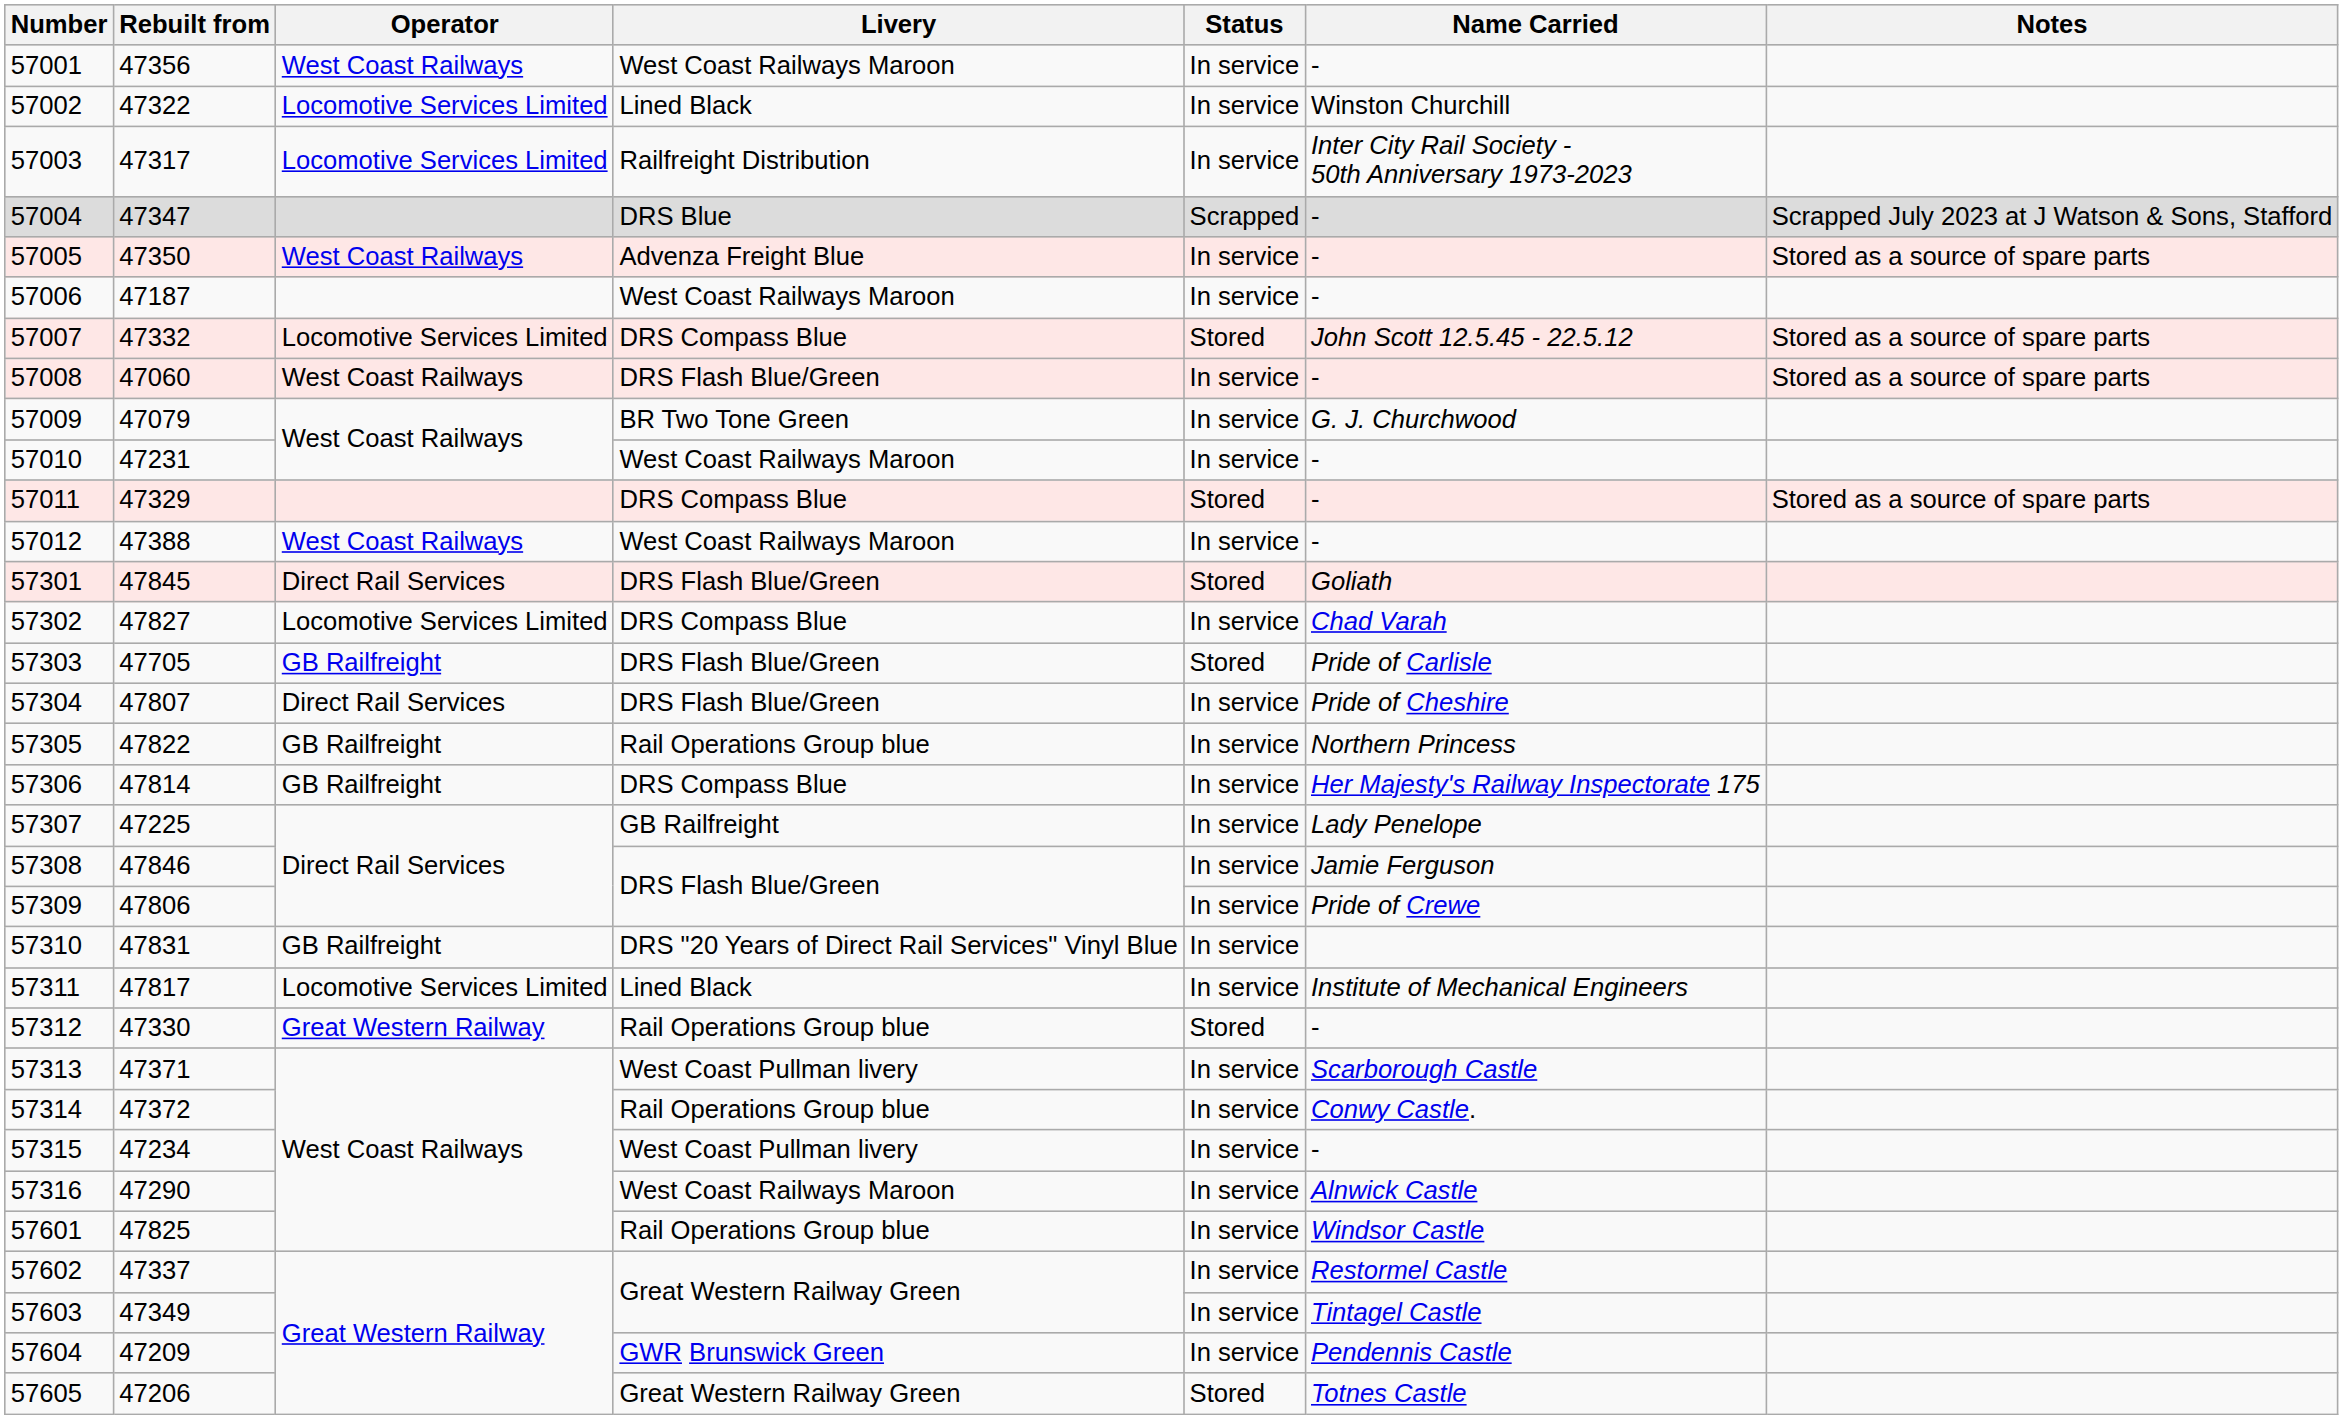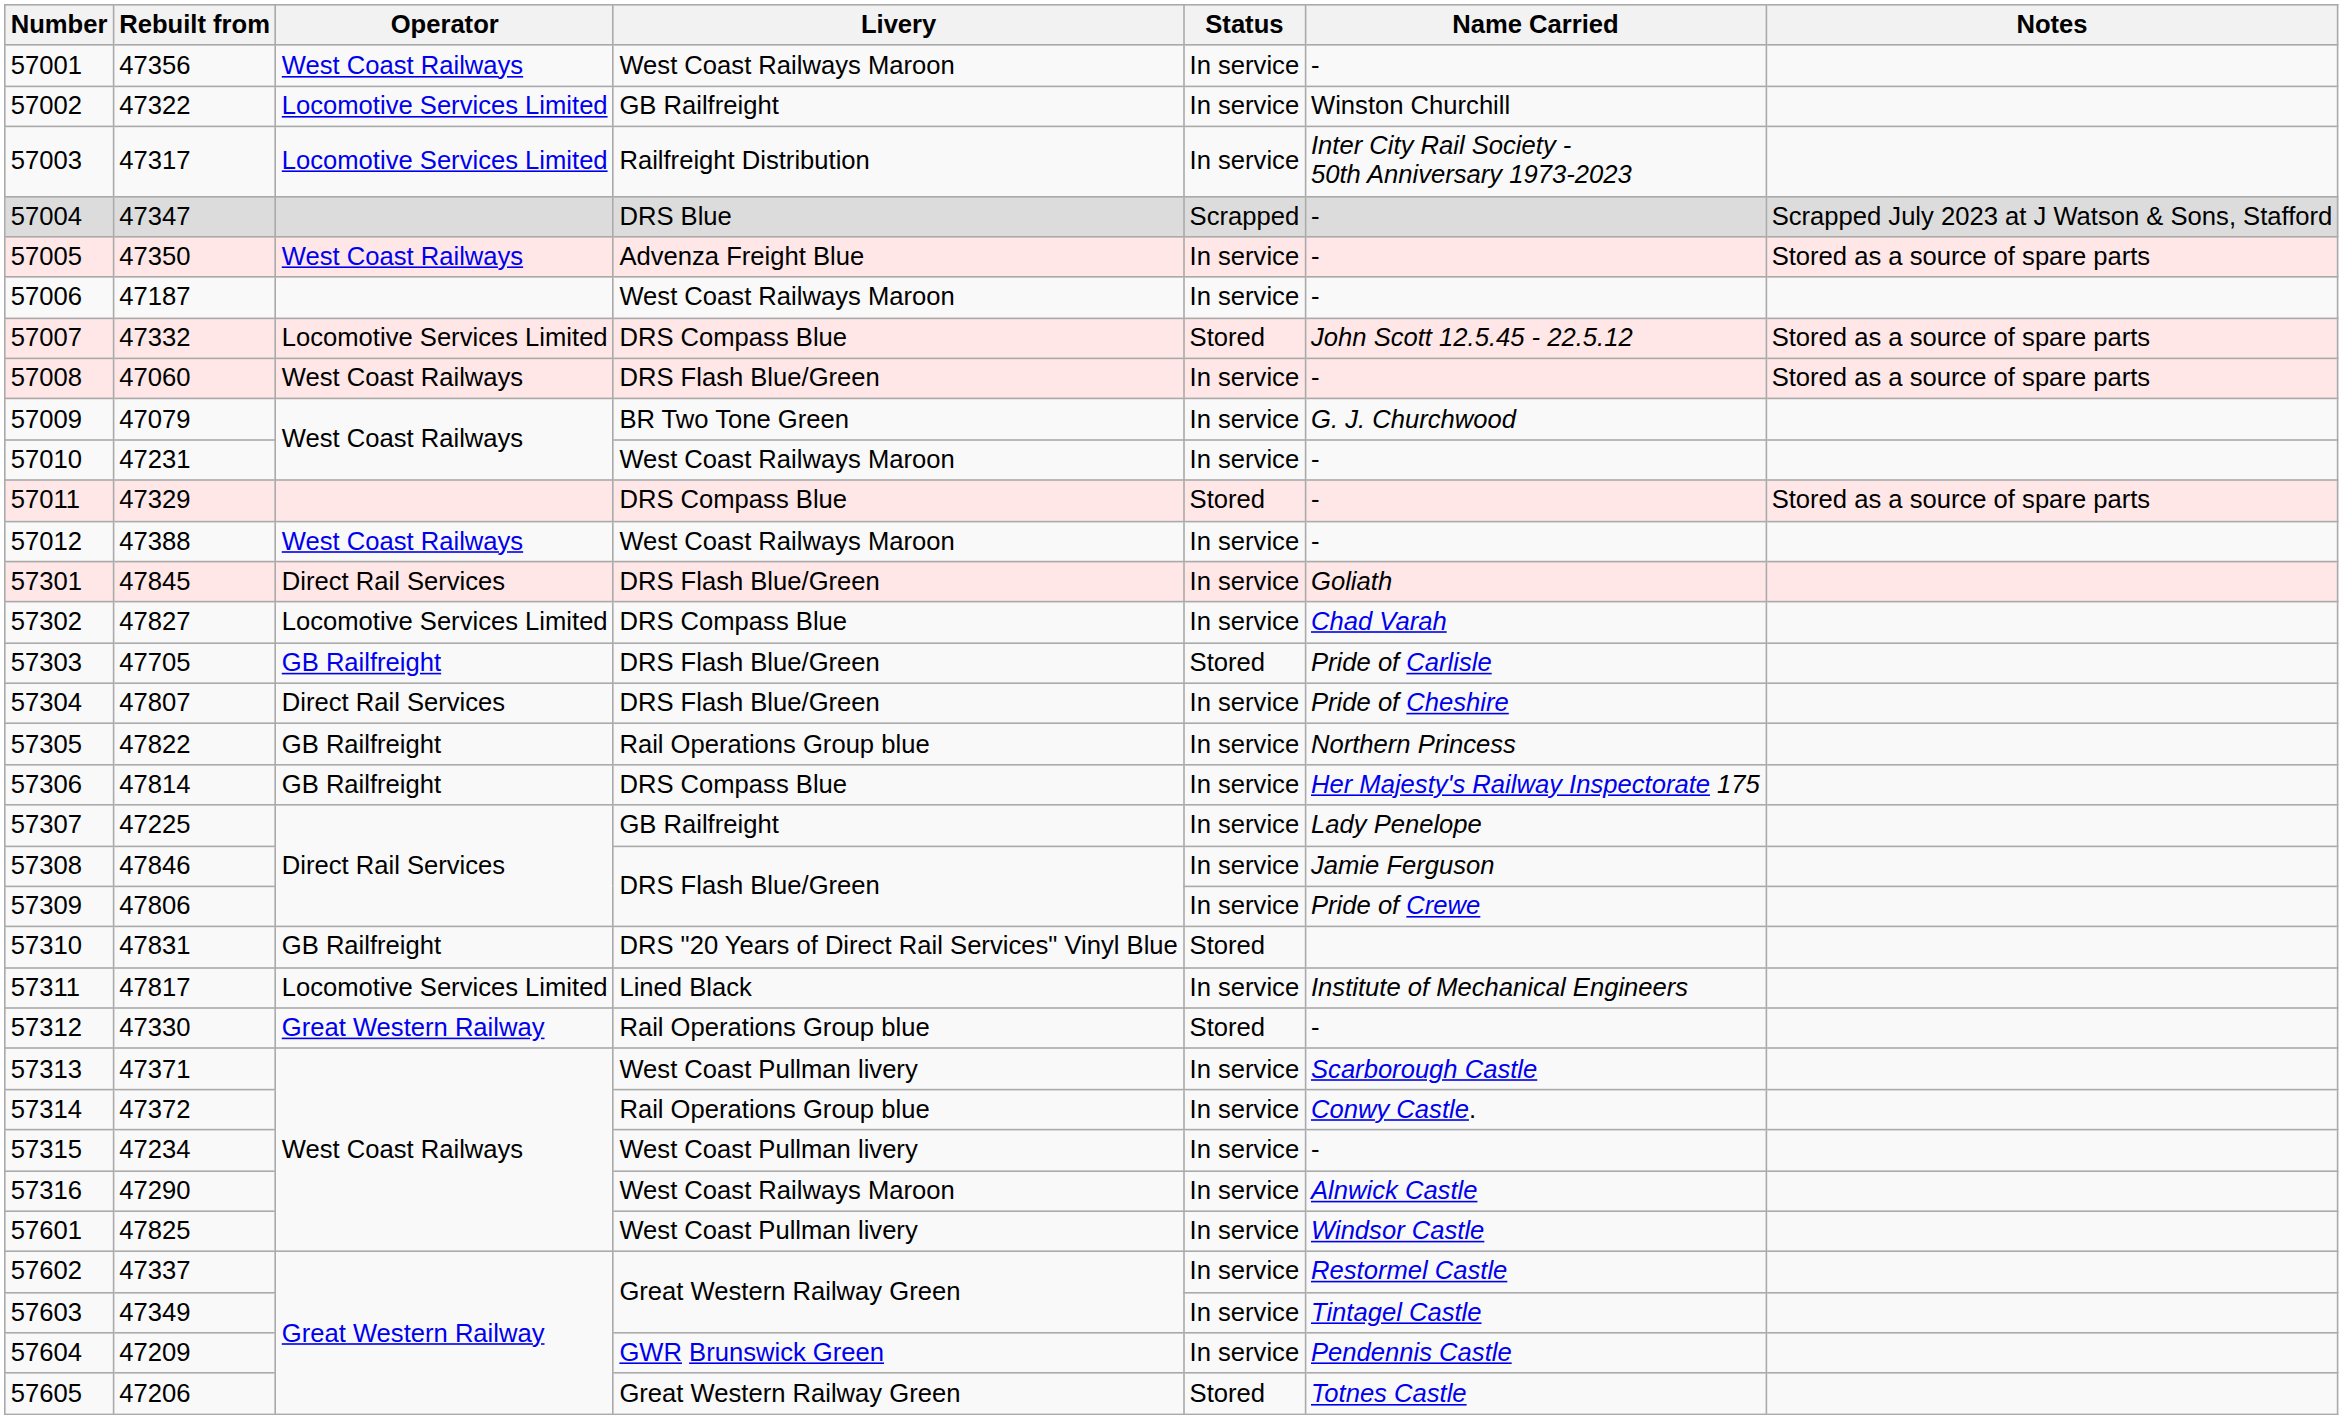(686, 106) Lined Black -> (699, 106) GB Railfreight
(1227, 581) Stored -> (1244, 581) In service
(1244, 946) In service -> (1227, 946) Stored
(775, 1230) Rail Operations Group blue -> (769, 1230) West Coast Pullman livery
